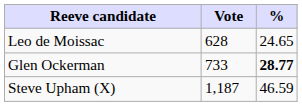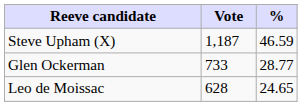rows swapped: (62, 88) <-> (56, 40)
(277, 64) bold -> (277, 64) normal
